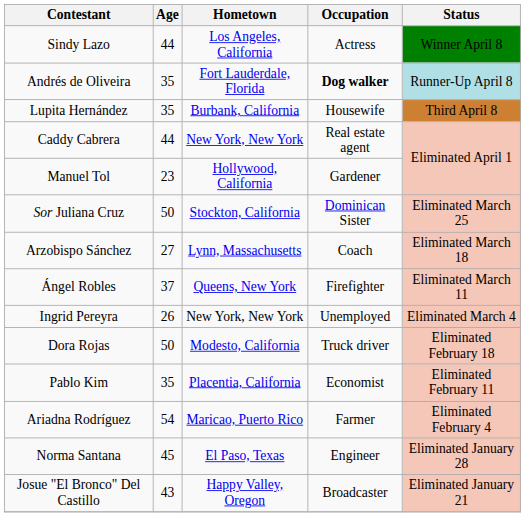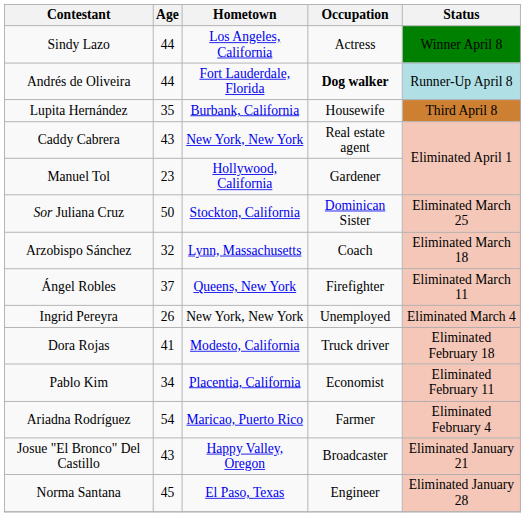(167, 81) 35 -> (167, 81) 44
(167, 139) 44 -> (167, 139) 43
(167, 250) 27 -> (167, 250) 32
(167, 345) 50 -> (167, 345) 41
(167, 382) 35 -> (167, 382) 34
rows swapped: (79, 456) <-> (79, 493)
